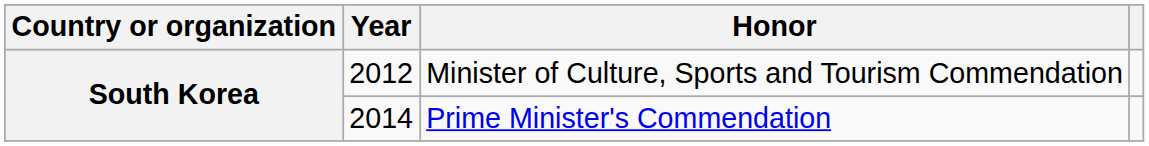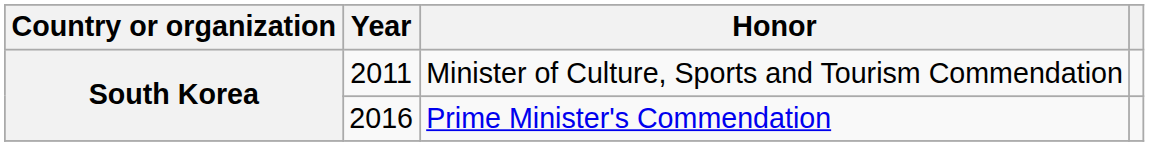(381, 72) 2012 -> (381, 72) 2011
(381, 118) 2014 -> (381, 118) 2016
